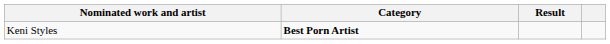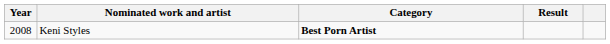+ column: (21, 13)
